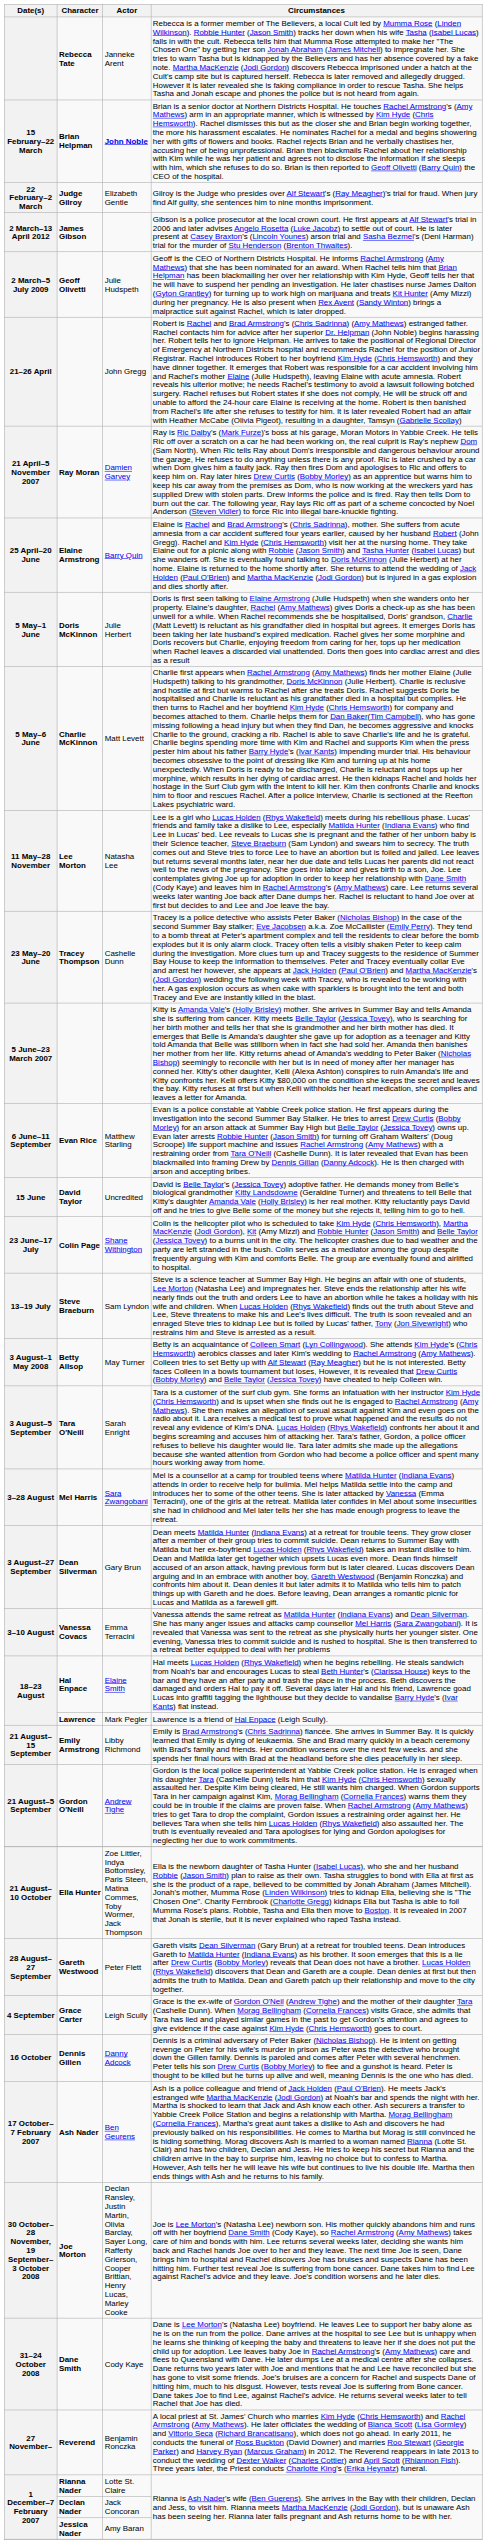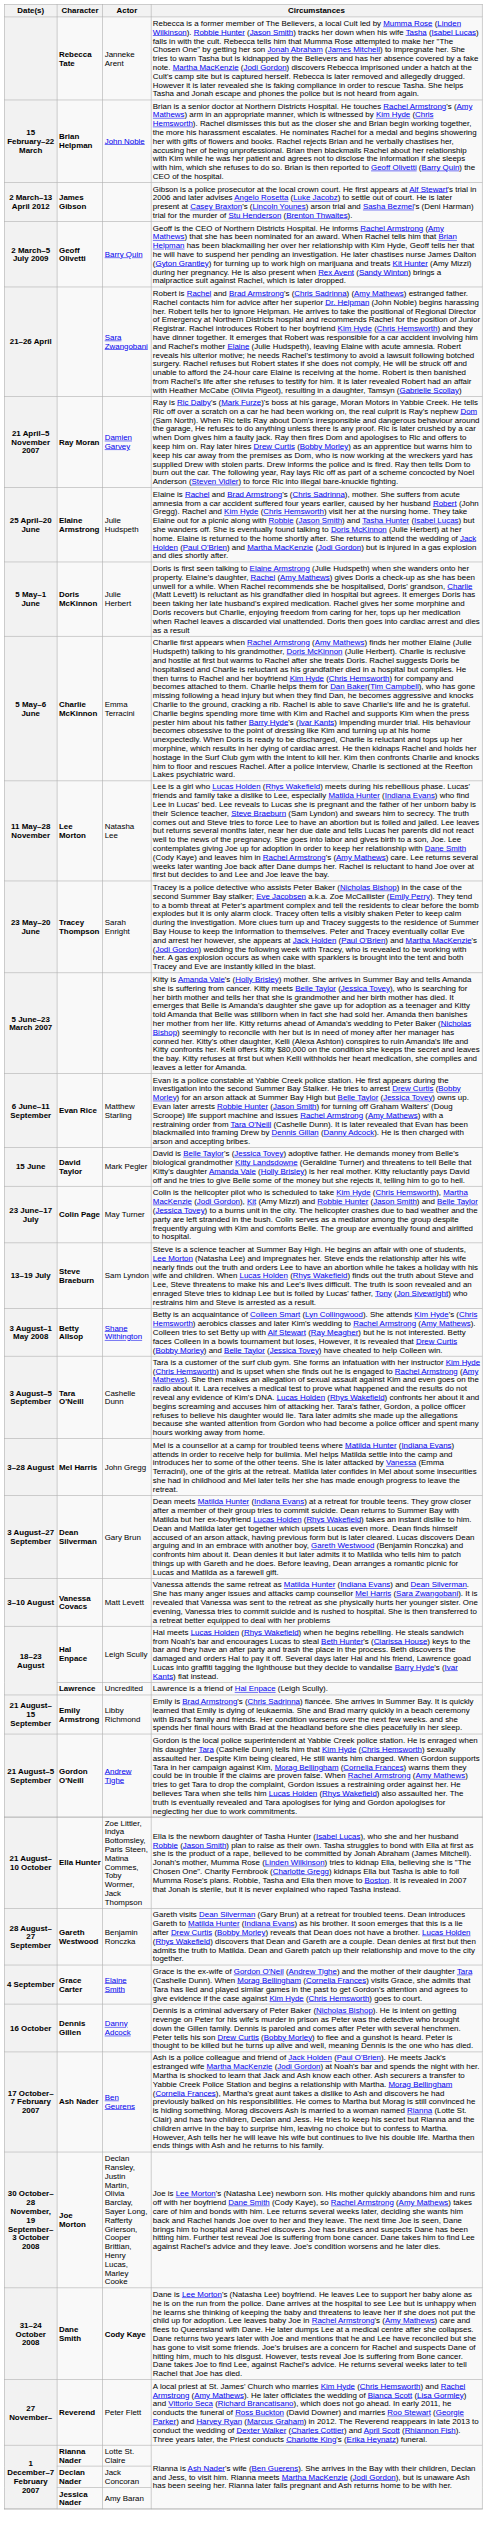(126, 142) bold -> (125, 142) normal
- row: (31, 198)
(122, 285) Julie Hudspeth -> (124, 255) Barry Quin
(125, 372) John Gregg -> (126, 342) Sara Zwangobani
(124, 555) Barry Quin -> (122, 525) Julie Hudspeth
(124, 739) Matt Levett -> (120, 709) Emma Terracini
(120, 957) Cashelle Dunn -> (117, 927) Sarah Enright
(124, 1197) Uncredited -> (126, 1167) Mark Pegler
(123, 1245) Shane Withington -> (125, 1215) May Turner
(125, 1363) May Turner -> (123, 1332) Shane Withington
(117, 1428) Sarah Enright -> (120, 1398) Cashelle Dunn
(126, 1498) Sara Zwangobani -> (125, 1467) John Gregg
(120, 1633) Emma Terracini -> (124, 1602) Matt Levett
(116, 1685) Elaine Smith -> (126, 1655) Leigh Scully
(126, 1719) Mark Pegler -> (124, 1689) Uncredited
(123, 1967) Peter Flett -> (121, 1937) Benjamin Ronczka
(126, 2015) Leigh Scully -> (116, 1985) Elaine Smith
(124, 2364) normal -> (125, 2334) bold
(121, 2443) Benjamin Ronczka -> (123, 2413) Peter Flett
